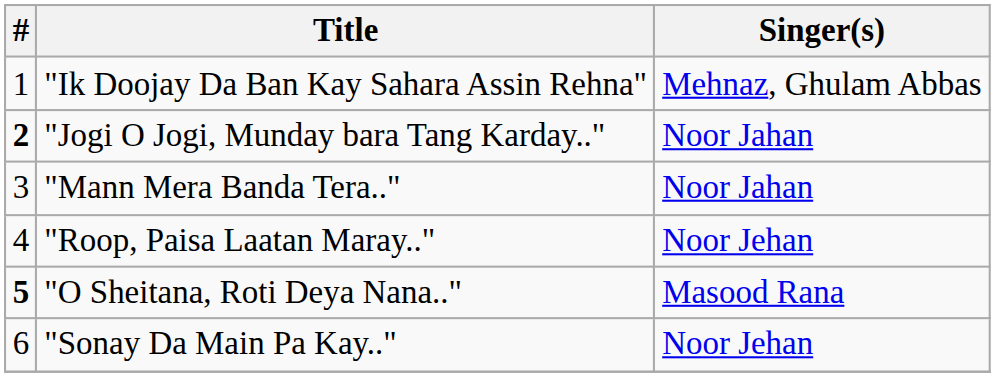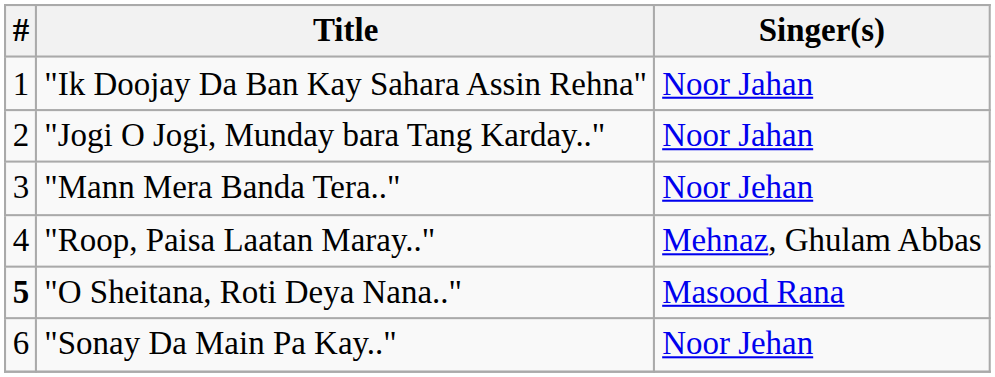(822, 82) Mehnaz, Ghulam Abbas -> (738, 82) Noor Jahan
(21, 135) bold -> (21, 135) normal
(738, 187) Noor Jahan -> (738, 187) Noor Jehan
(738, 239) Noor Jehan -> (822, 239) Mehnaz, Ghulam Abbas
